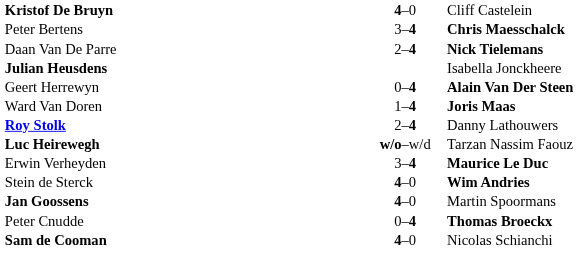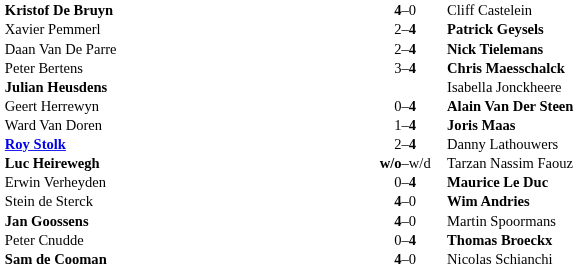+ row: (53, 29)
rows swapped: (44, 29) <-> (61, 49)
(405, 163) 3–4 -> (405, 182) 0–4
